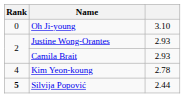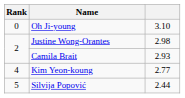(162, 41) 2.93 -> (162, 41) 2.98
(162, 70) 2.78 -> (162, 70) 2.77
(17, 85) bold -> (17, 85) normal
